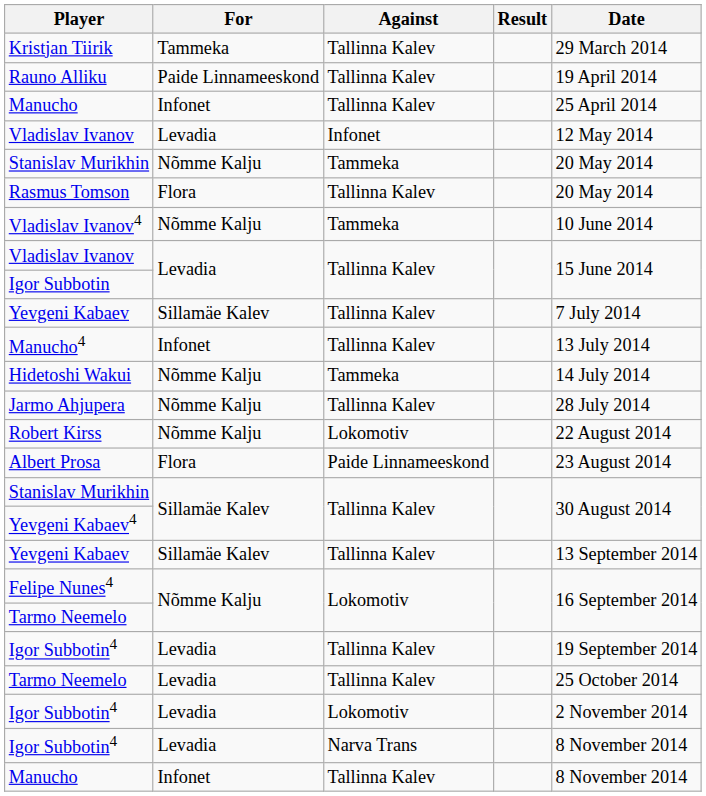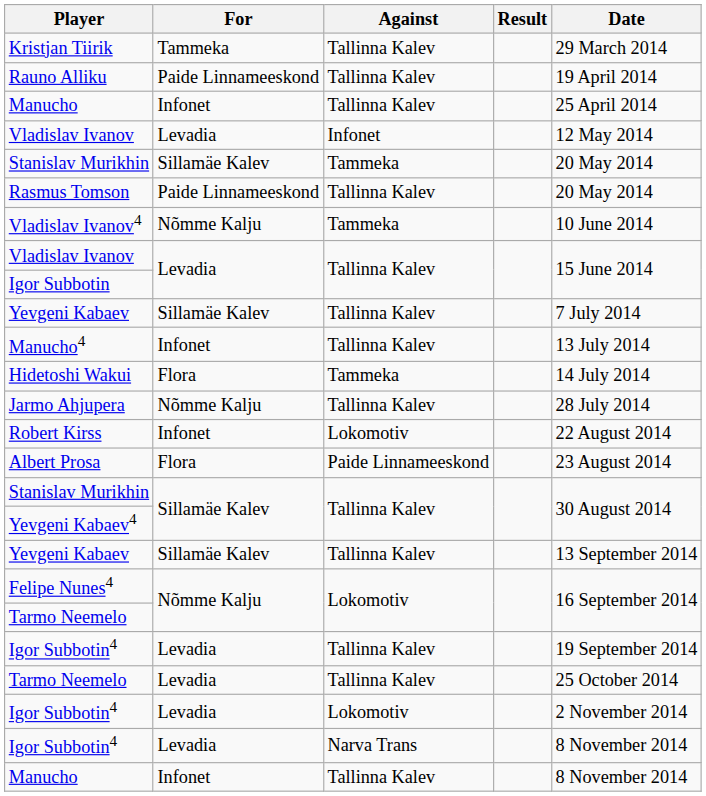(209, 163) Nõmme Kalju -> (213, 163) Sillamäe Kalev
(177, 192) Flora -> (238, 192) Paide Linnameeskond
(209, 375) Nõmme Kalju -> (177, 375) Flora
(209, 433) Nõmme Kalju -> (184, 433) Infonet
